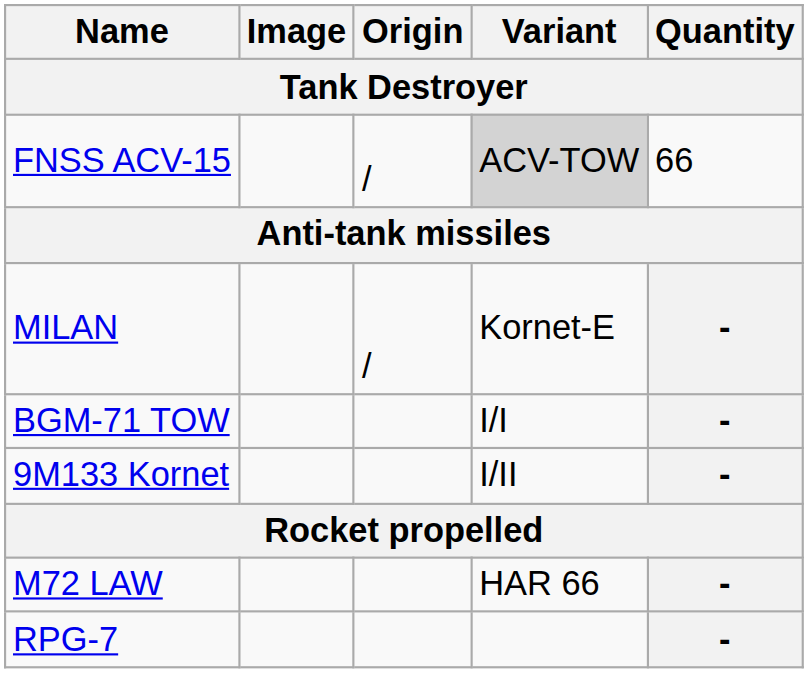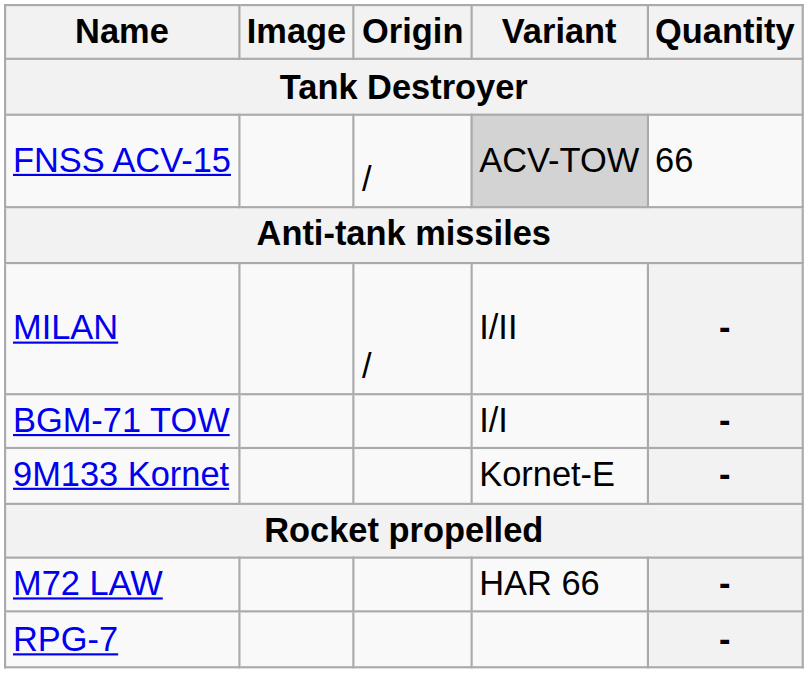(547, 327) Kornet-E -> (498, 327) I/II
(498, 475) I/II -> (547, 475) Kornet-E
